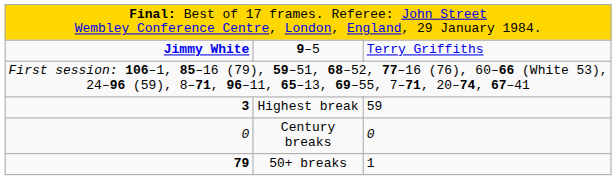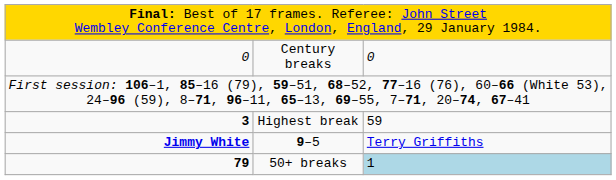rows swapped: (308, 51) <-> (308, 136)
(371, 164) no background -> (371, 164) lightblue background
